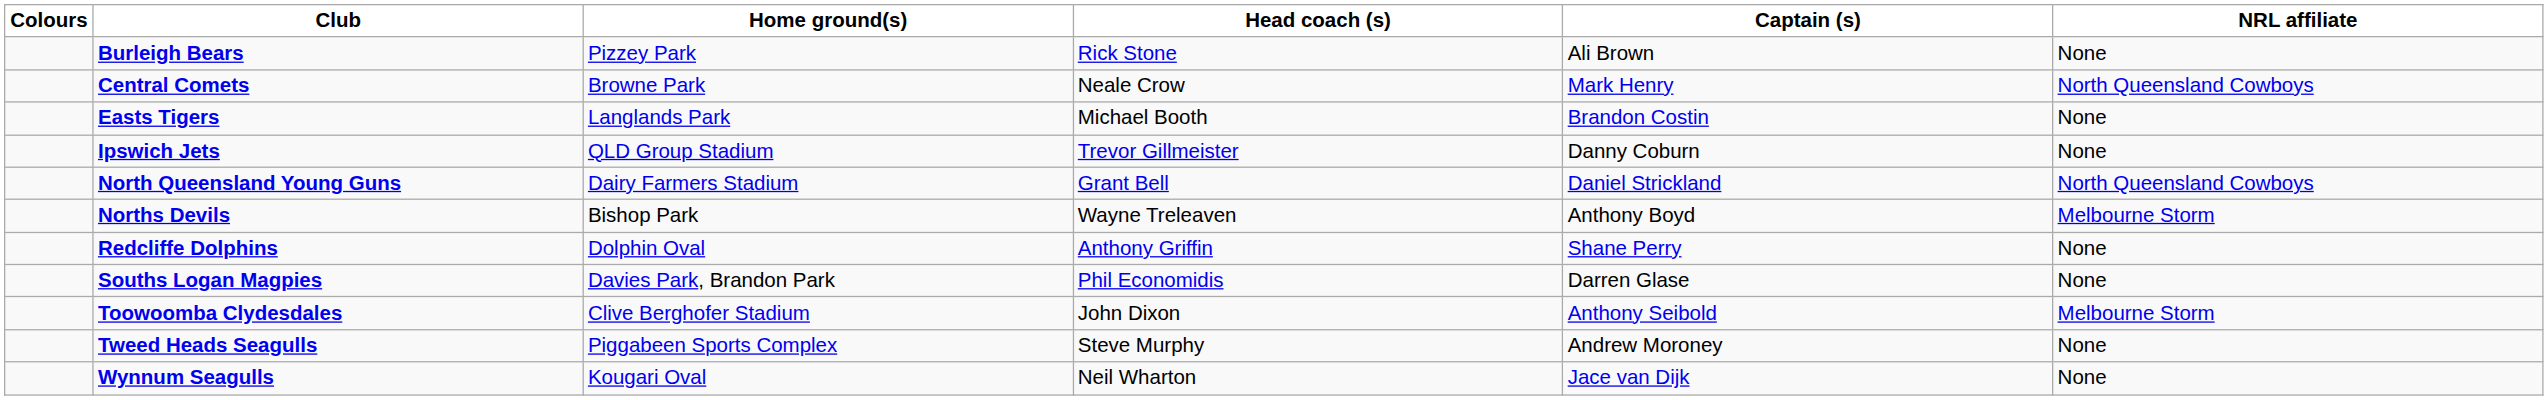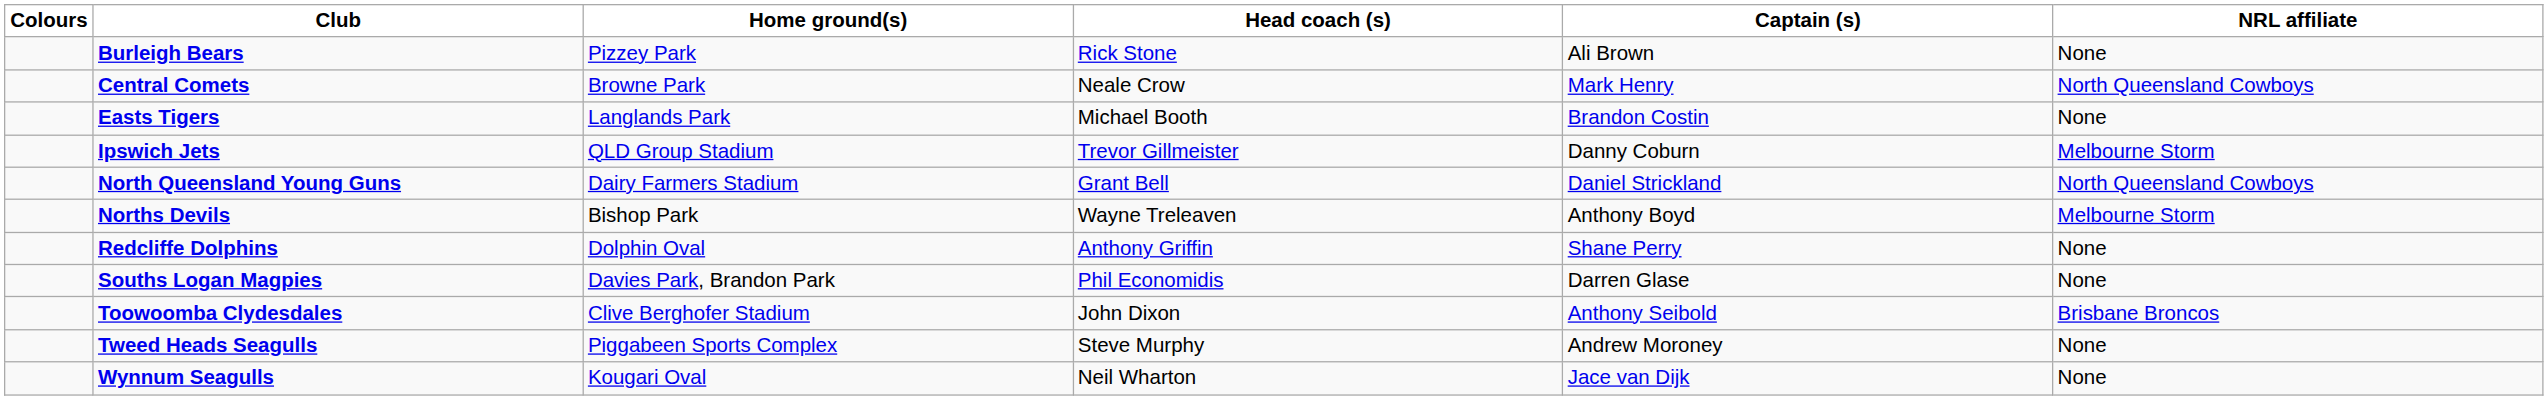(2082, 150) None -> (2136, 150) Melbourne Storm
(2136, 313) Melbourne Storm -> (2138, 313) Brisbane Broncos
